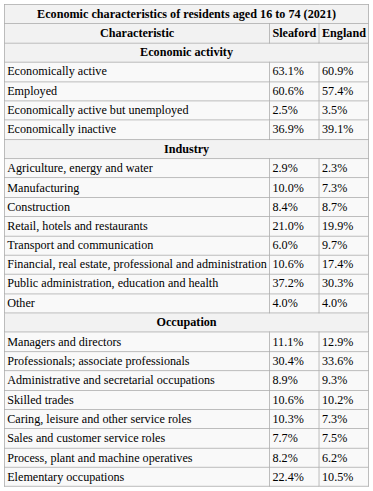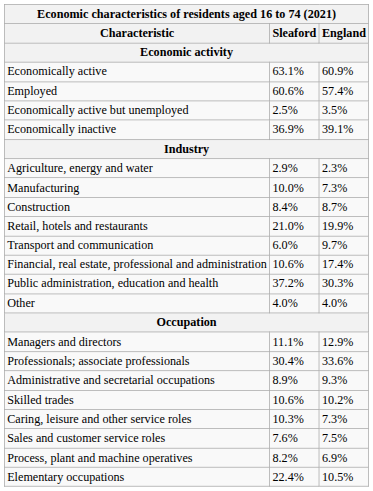(285, 438) 7.7% -> (285, 438) 7.6%
(335, 457) 6.2% -> (335, 457) 6.9%
